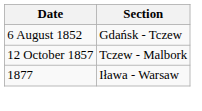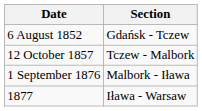+ row: (54, 75)
